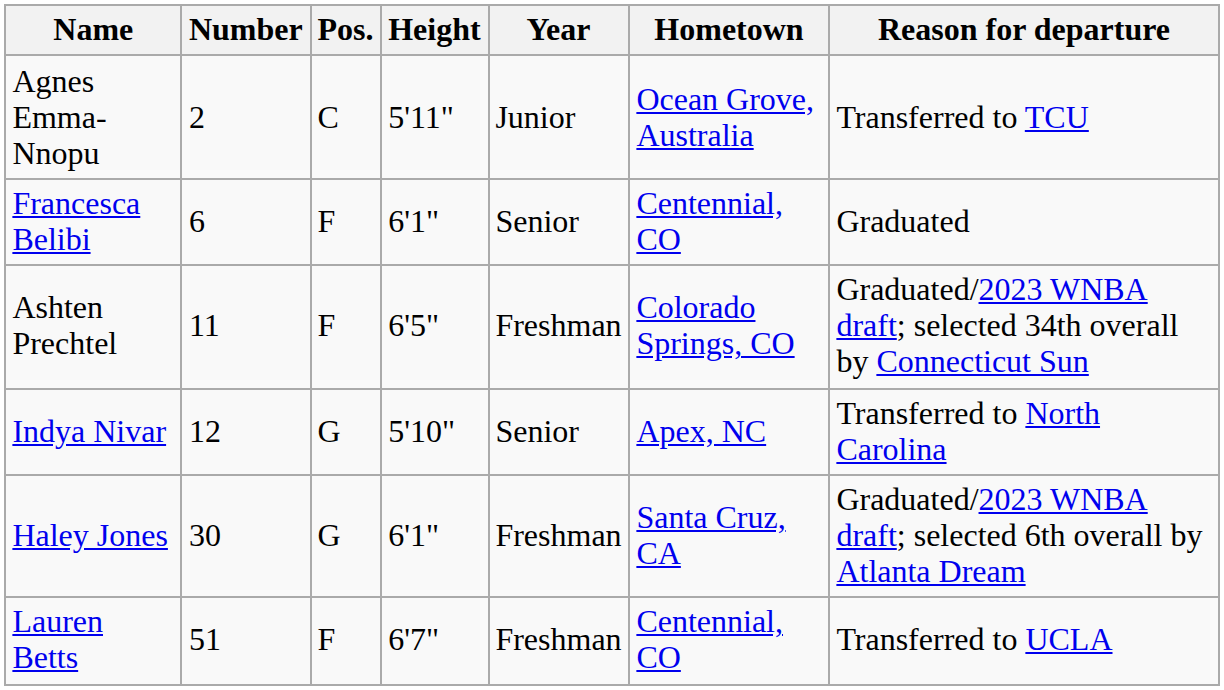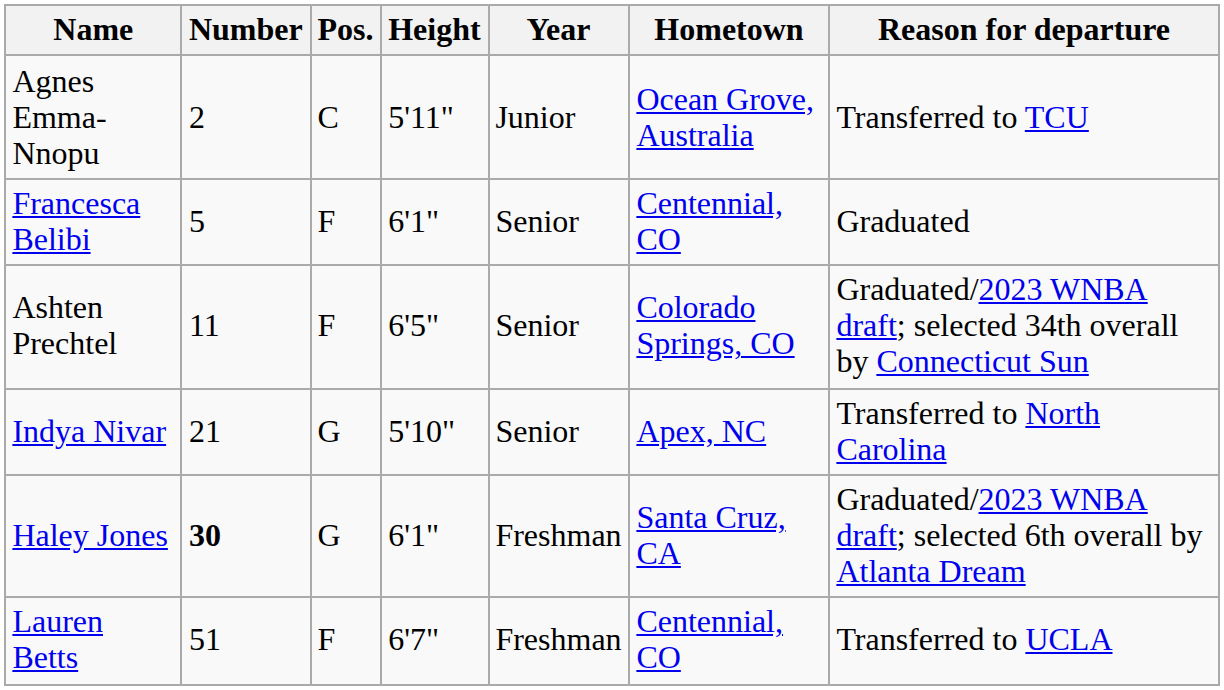(197, 221) 6 -> (197, 221) 5
(559, 326) Freshman -> (537, 326) Senior
(205, 430) 12 -> (205, 430) 21
(205, 535) normal -> (205, 535) bold
